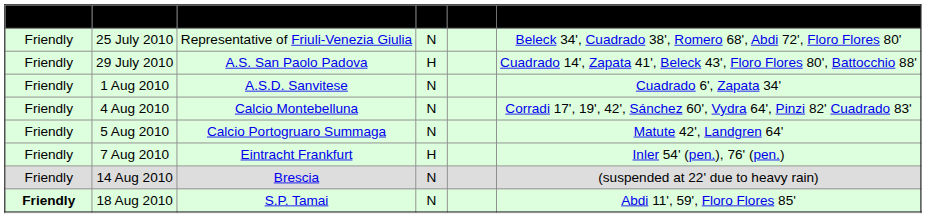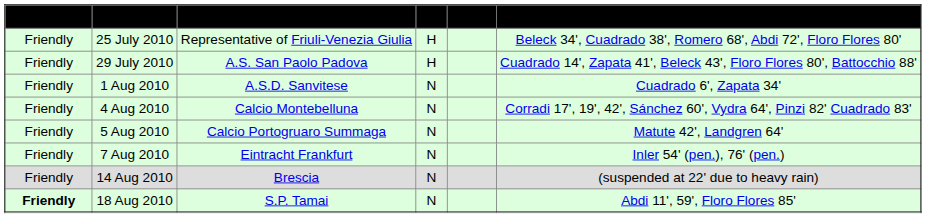(432, 39) N -> (432, 39) H
(432, 154) H -> (432, 154) N
